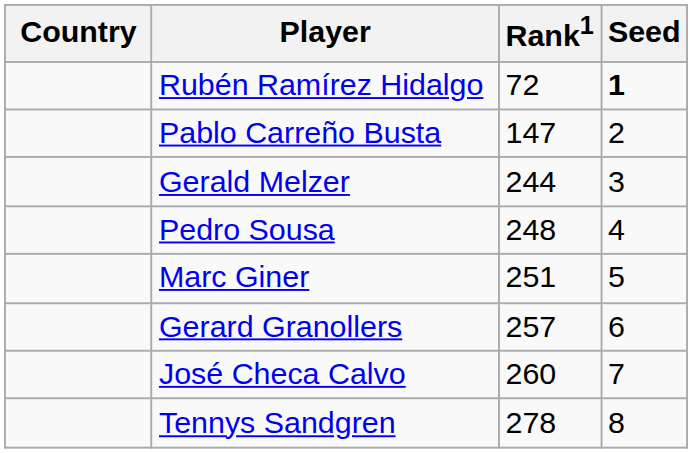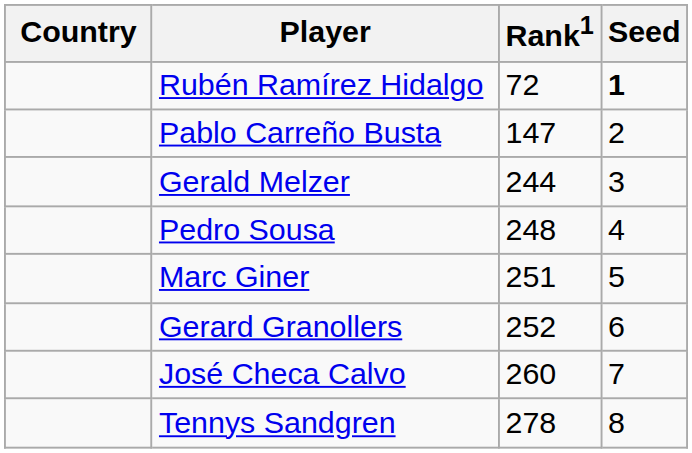(531, 326) 257 -> (531, 326) 252
